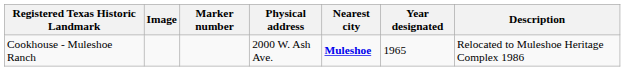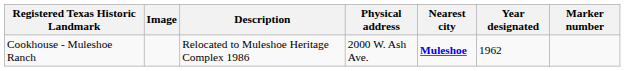columns swapped: (215, 19) <-> (537, 19)
(395, 50) 1965 -> (490, 50) 1962
